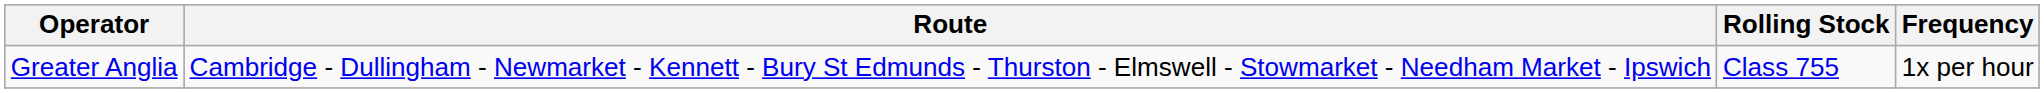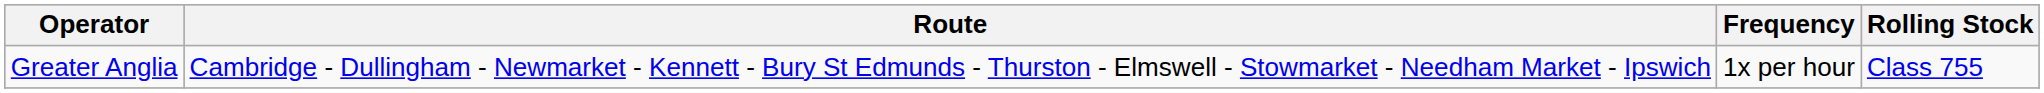columns swapped: (1806, 25) <-> (1968, 25)
